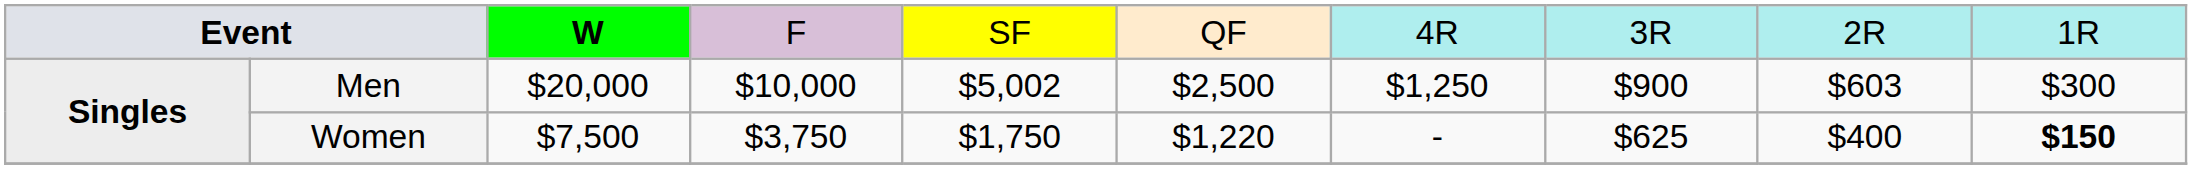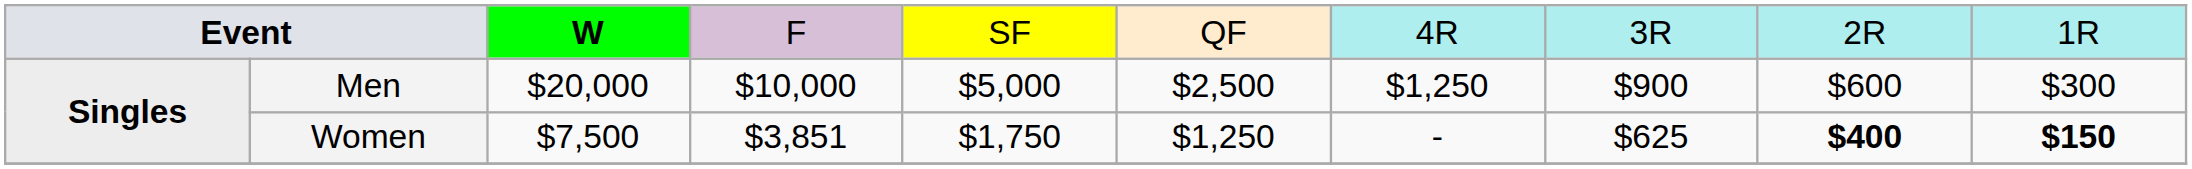(1010, 85) $5,002 -> (1010, 85) $5,000
(1865, 85) $603 -> (1865, 85) $600
(796, 138) $3,750 -> (796, 138) $3,851
(1223, 138) $1,220 -> (1223, 138) $1,250
(1865, 138) normal -> (1865, 138) bold
